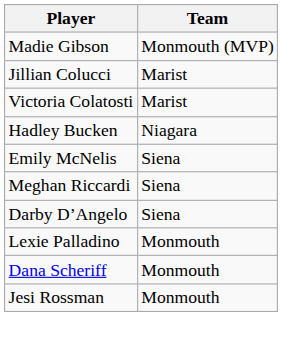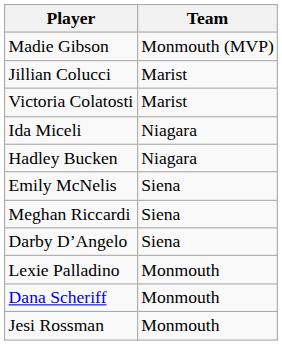+ row: (45, 130)
